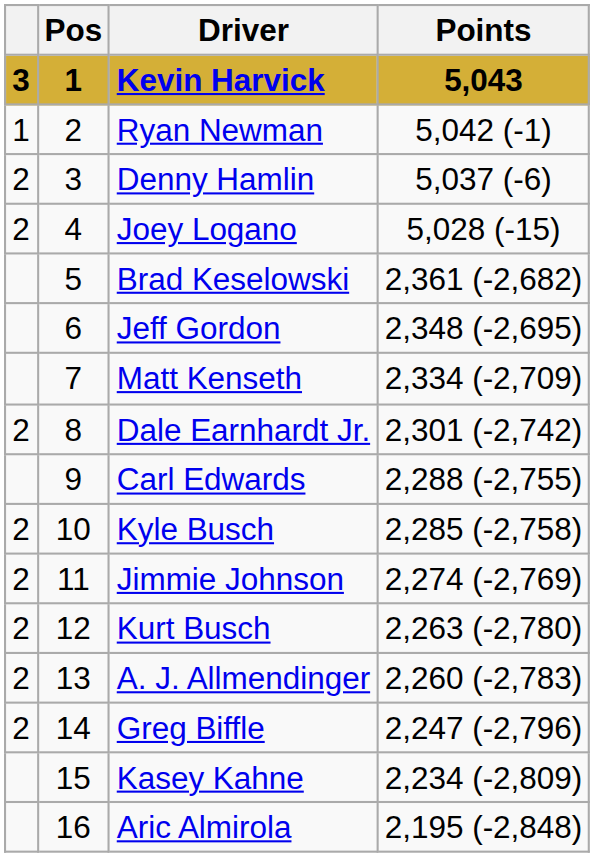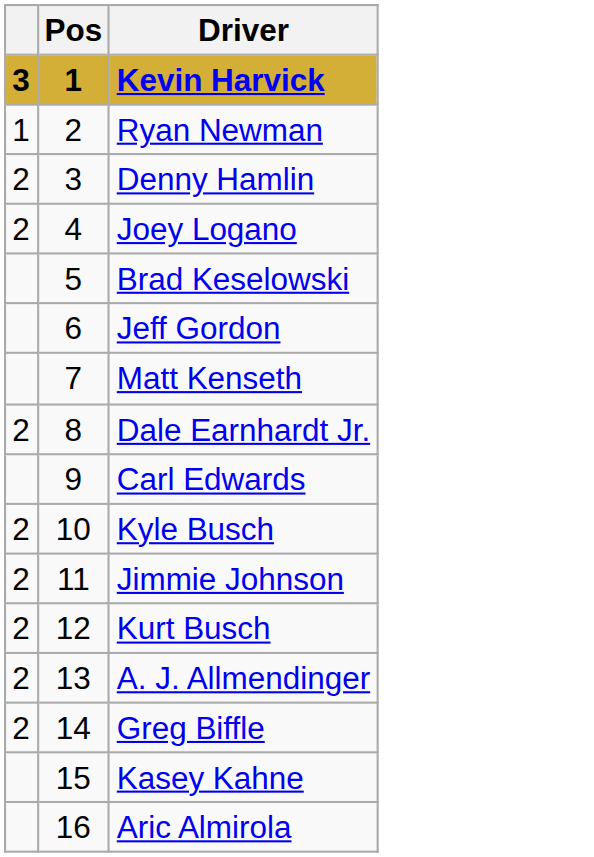- column: (483, 30)
